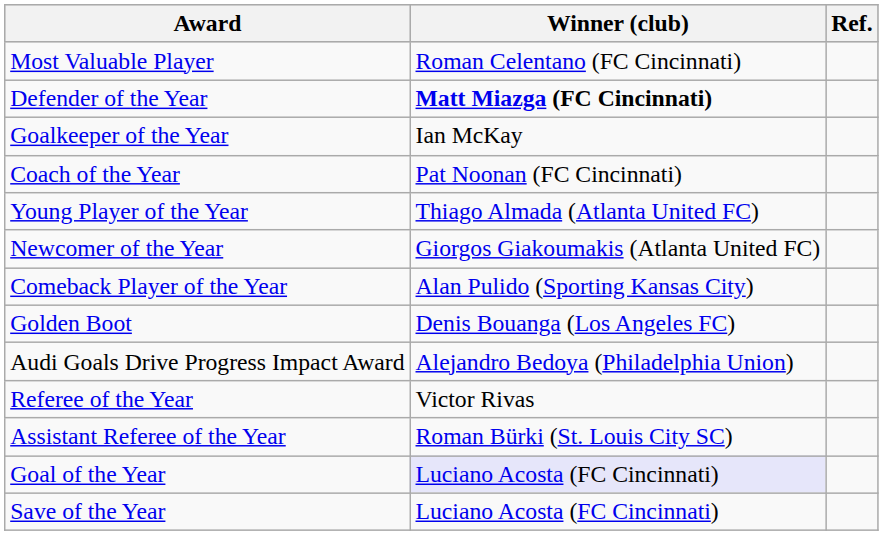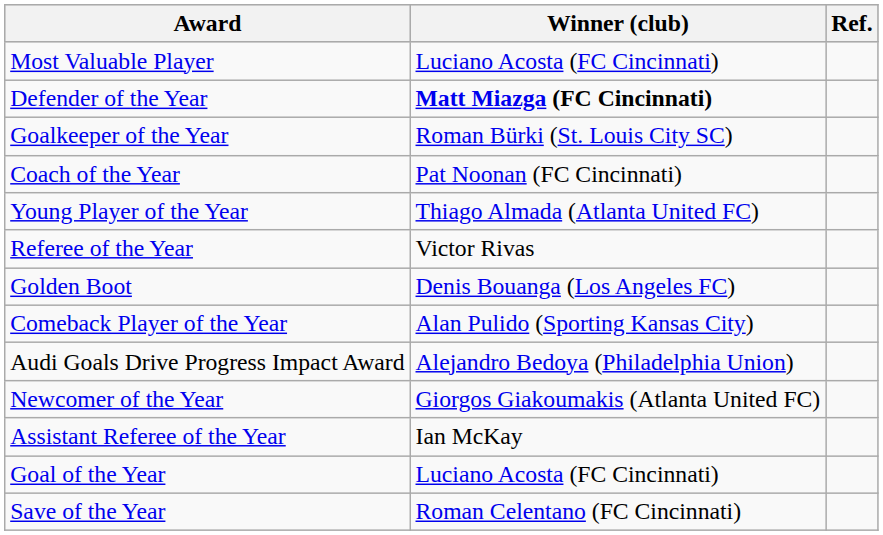(578, 60) Roman Celentano (FC Cincinnati) -> (567, 60) Luciano Acosta (FC Cincinnati)
(469, 135) Ian McKay -> (574, 135) Roman Bürki (St. Louis City SC)
rows swapped: (117, 248) <-> (102, 398)
rows swapped: (149, 286) <-> (71, 323)
(574, 436) Roman Bürki (St. Louis City SC) -> (469, 436) Ian McKay
(567, 473) lavender background -> (567, 473) no background
(567, 511) Luciano Acosta (FC Cincinnati) -> (578, 511) Roman Celentano (FC Cincinnati)
